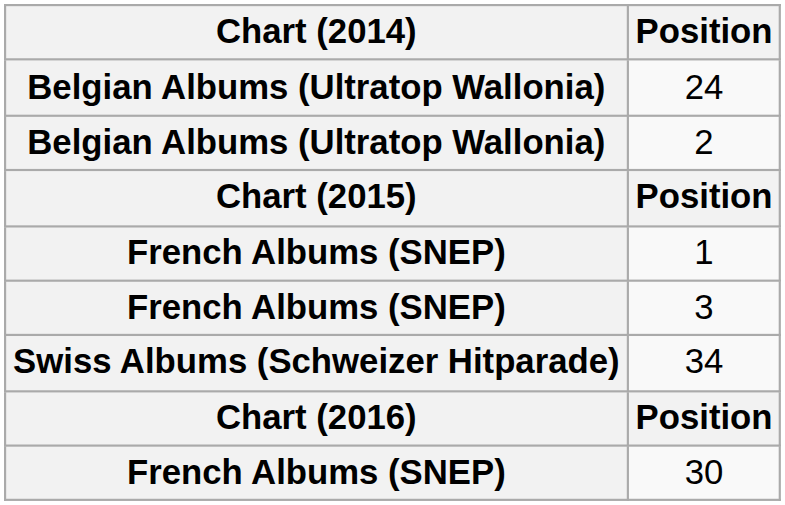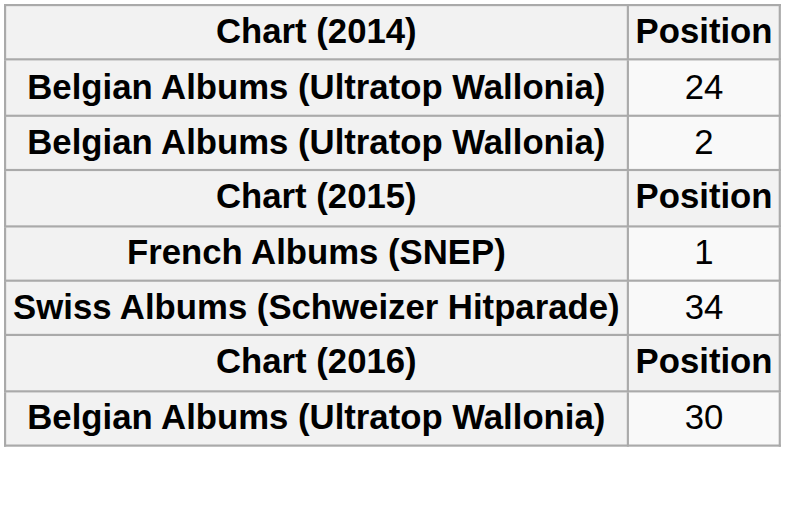- row: (704, 307)
(316, 472) French Albums (SNEP) -> (316, 417) Belgian Albums (Ultratop Wallonia)
